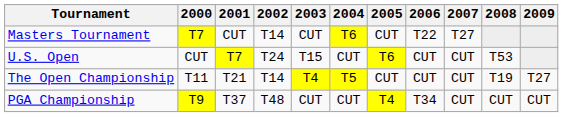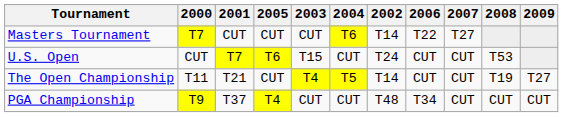columns swapped: (273, 16) <-> (387, 16)
